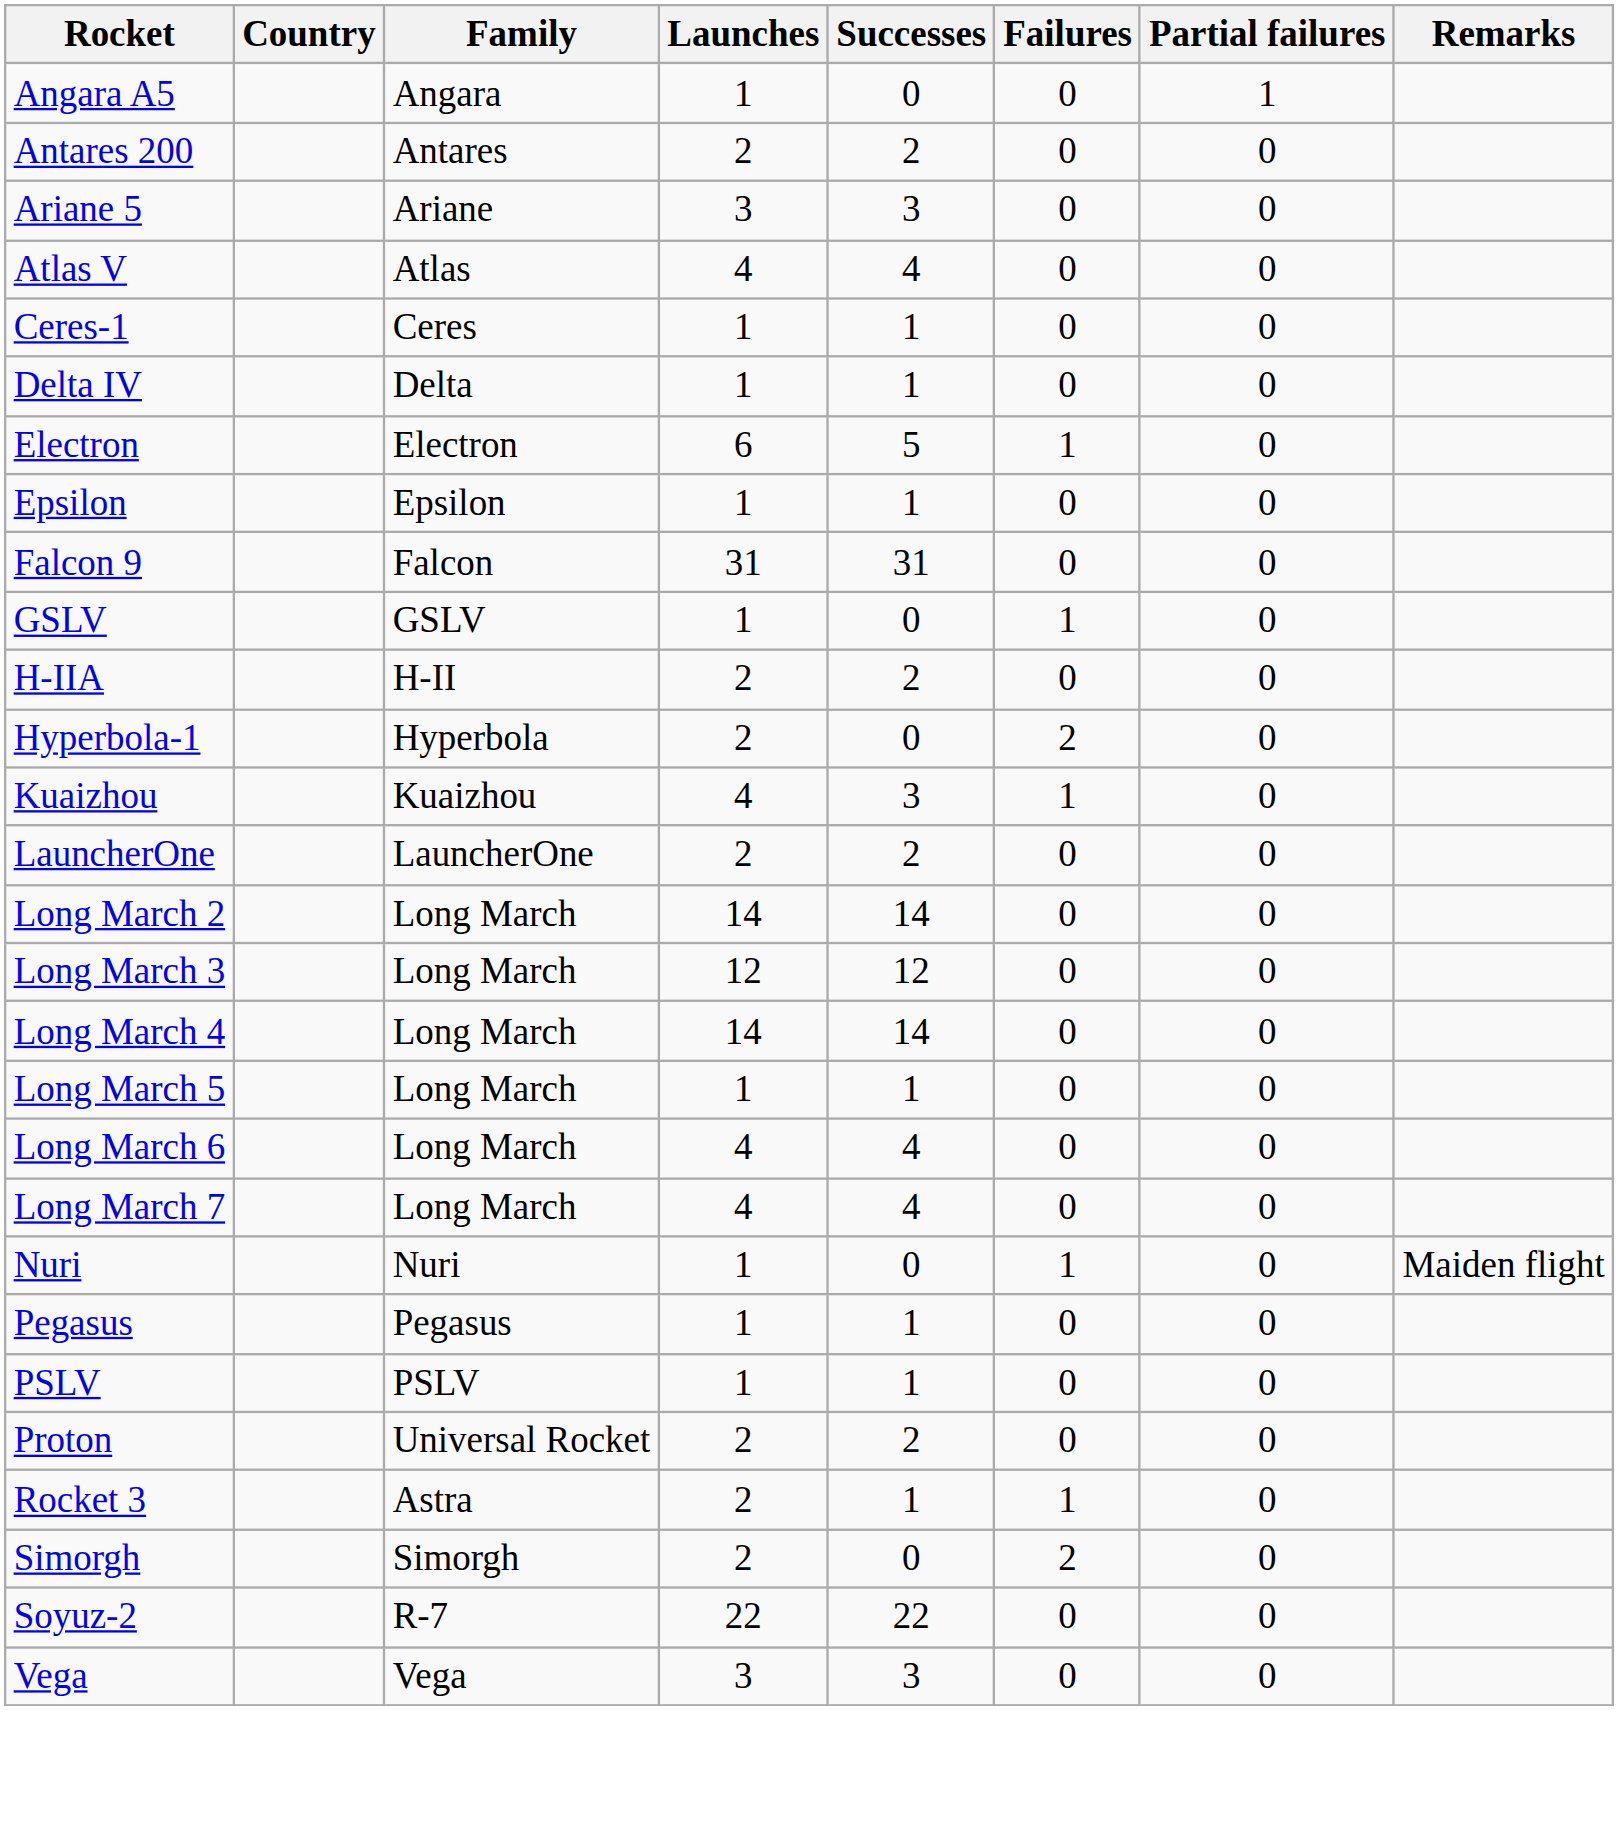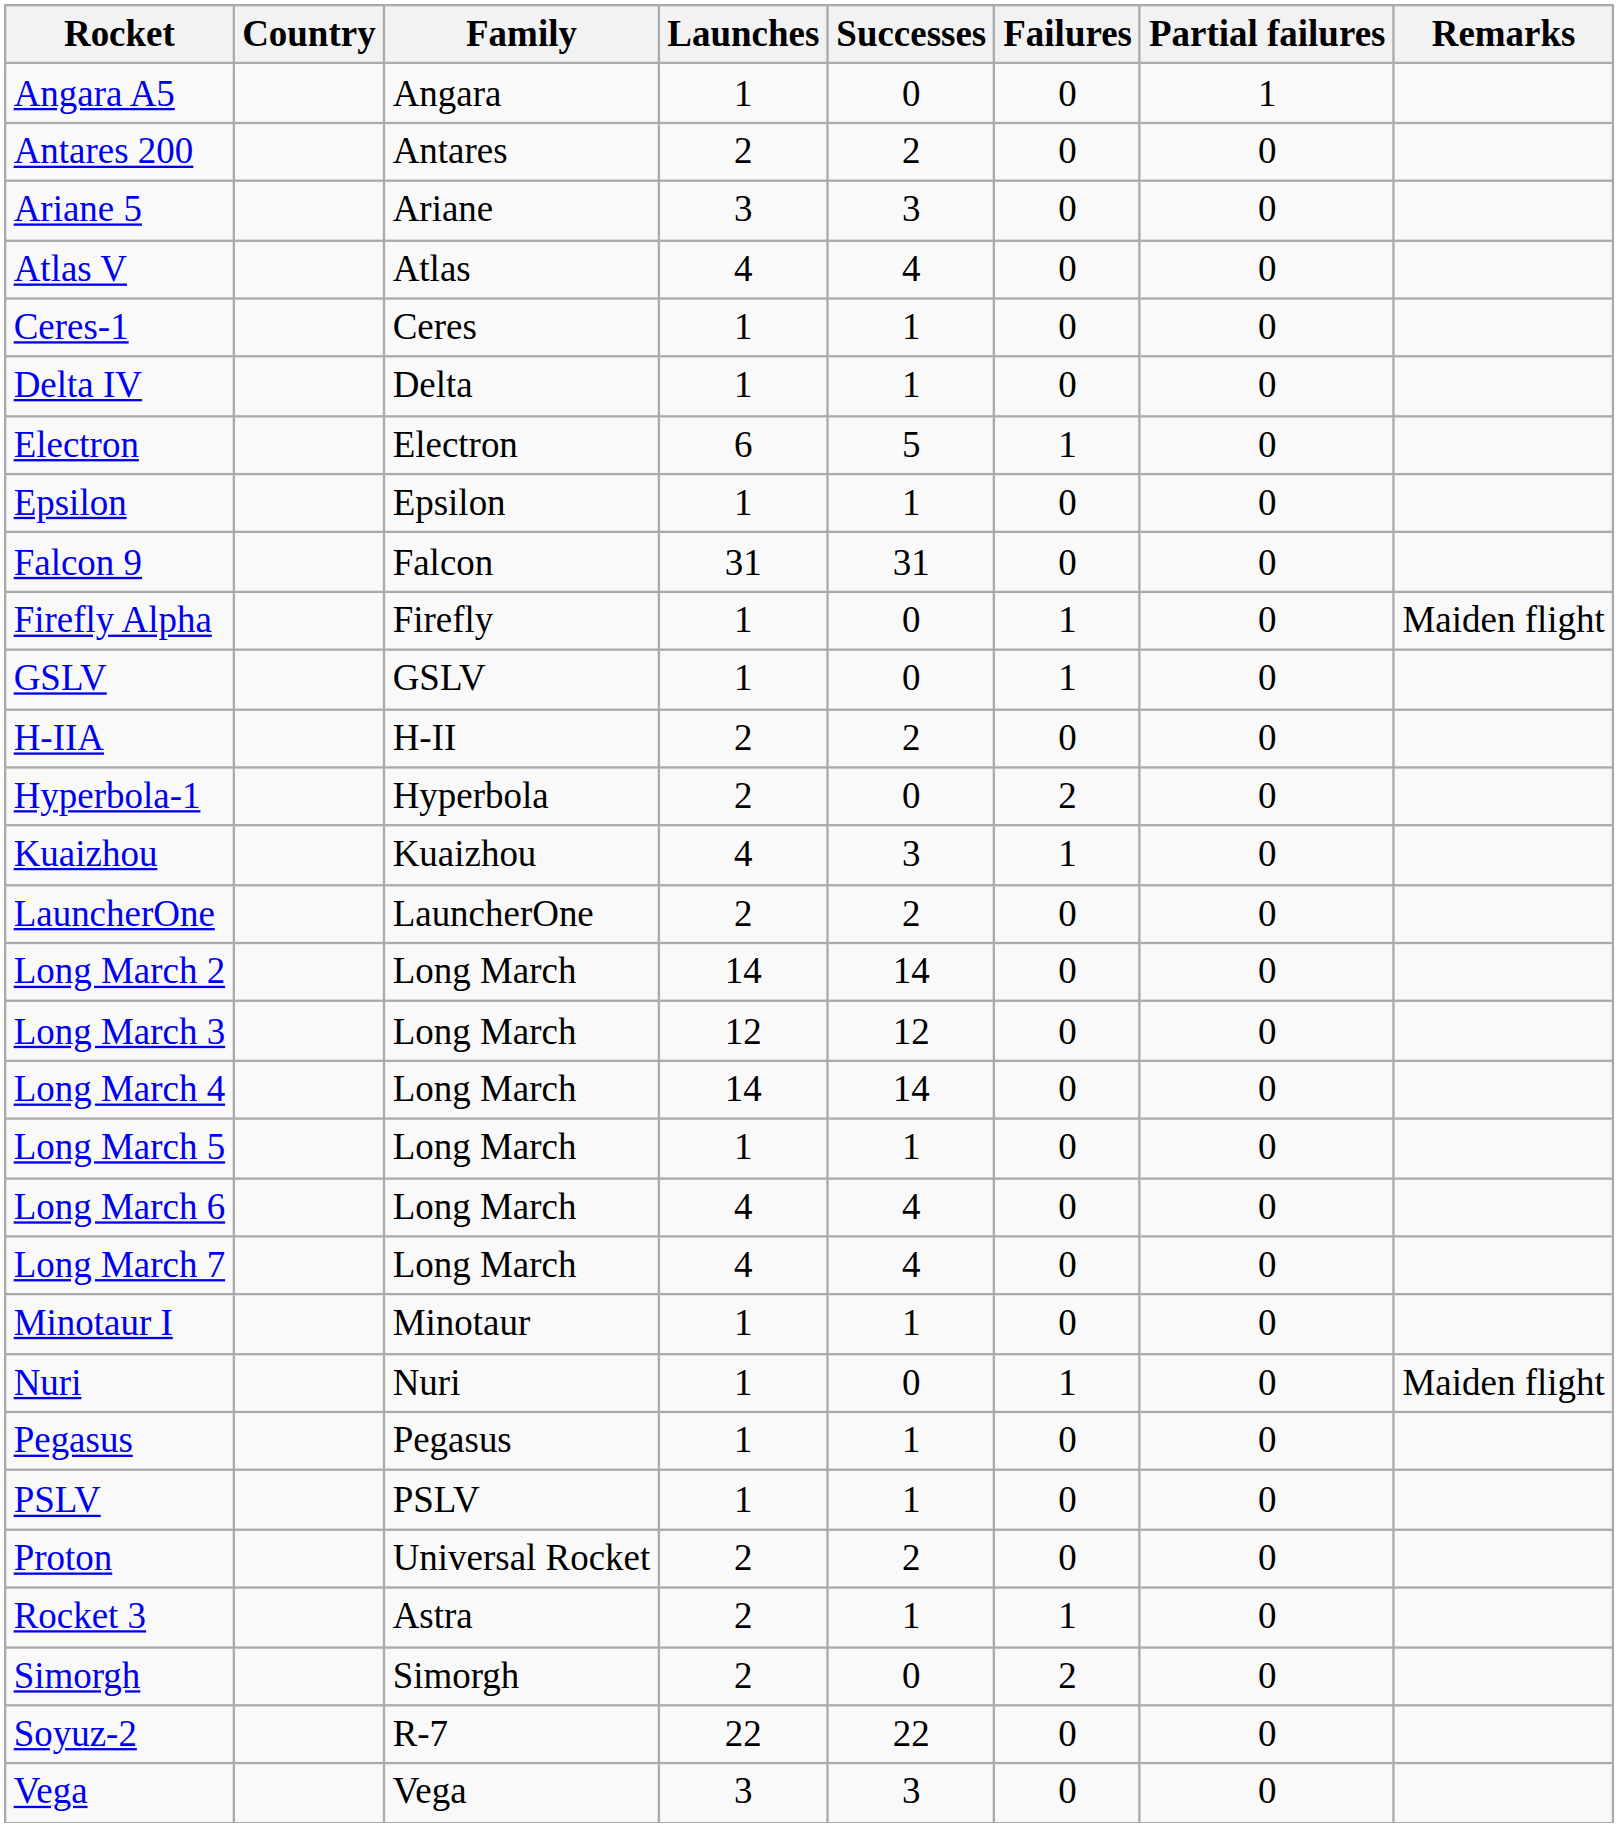+ row: (113, 619)
+ row: (93, 1323)
